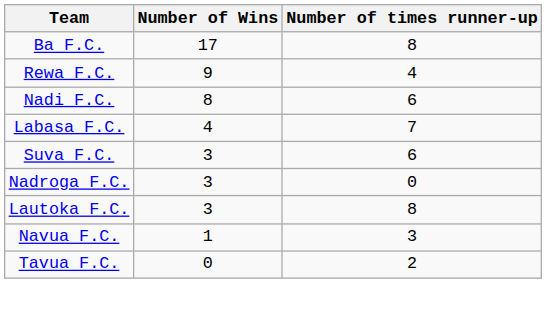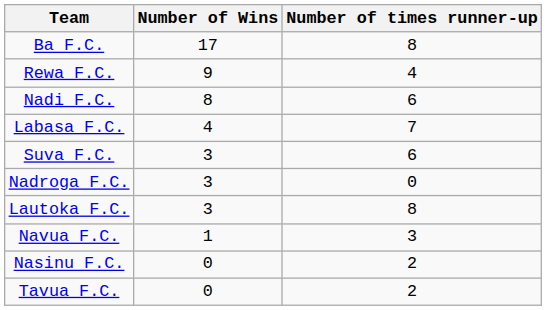+ row: (69, 264)
